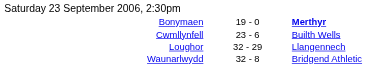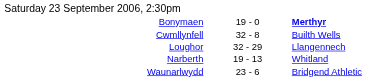(248, 34) 23 - 6 -> (248, 34) 32 - 8
+ row: (185, 59)
(248, 59) 32 - 8 -> (248, 71) 23 - 6
